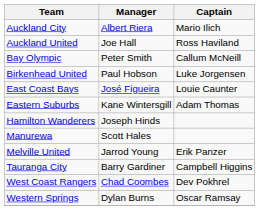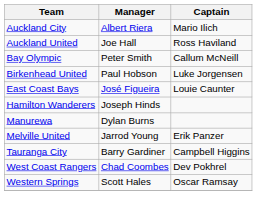- row: (43, 105)
(126, 136) Scott Hales -> (128, 120) Dylan Burns
(128, 197) Dylan Burns -> (126, 182) Scott Hales
